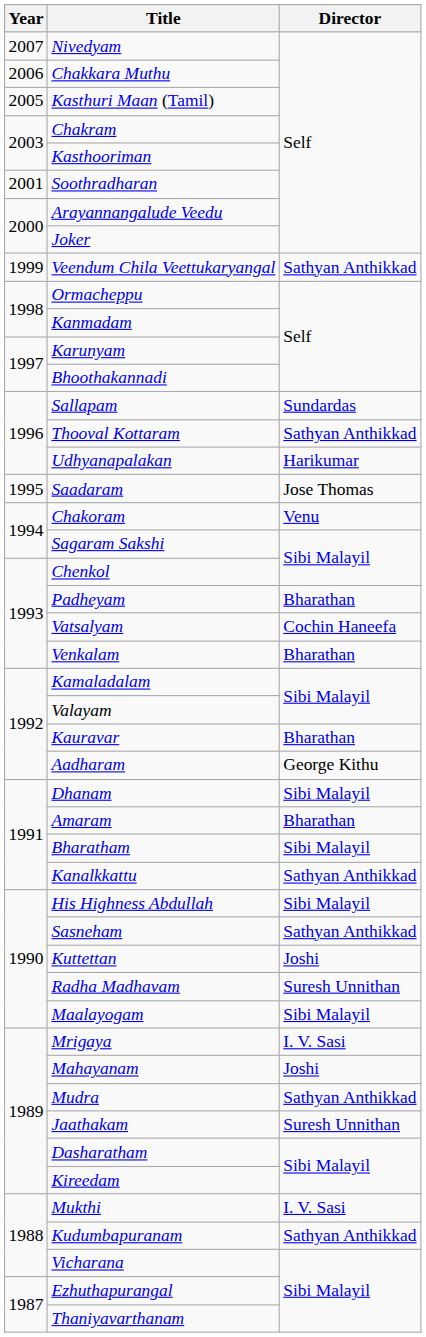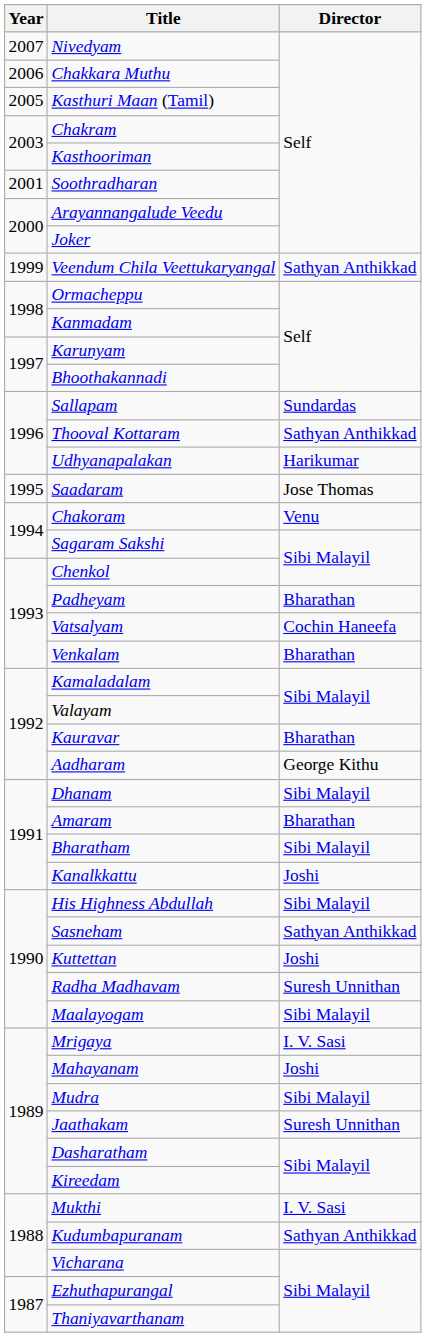(350, 875) Sathyan Anthikkad -> (301, 875) Joshi
(350, 1097) Sathyan Anthikkad -> (327, 1097) Sibi Malayil
